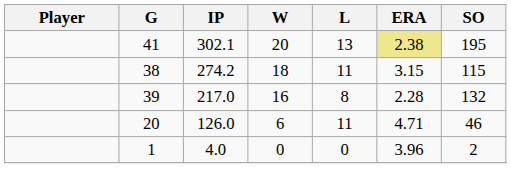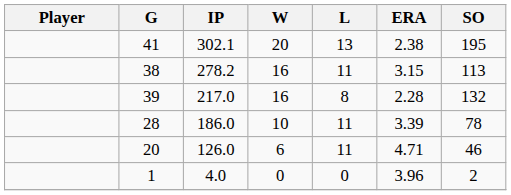(409, 44) khaki background -> (409, 44) no background
(216, 70) 274.2 -> (216, 70) 278.2
(280, 70) 18 -> (280, 70) 16
(473, 70) 115 -> (473, 70) 113
+ row: (151, 123)
